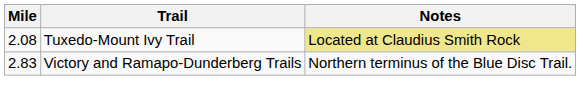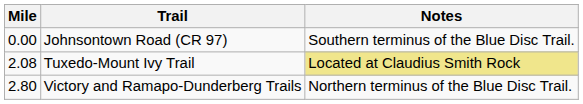+ row: (136, 39)
(22, 63) 2.83 -> (22, 87) 2.80
